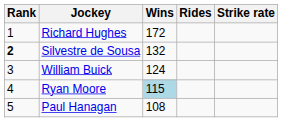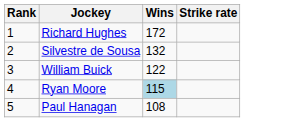- column: (195, 13)
(10, 51) bold -> (10, 51) normal
(156, 70) 124 -> (156, 70) 122
